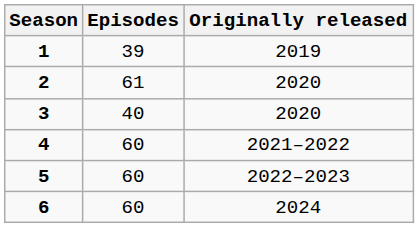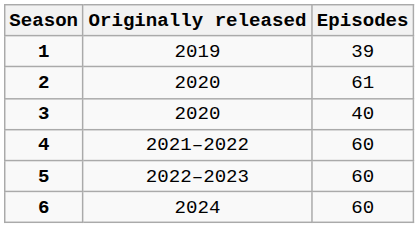columns swapped: (133, 20) <-> (298, 20)
